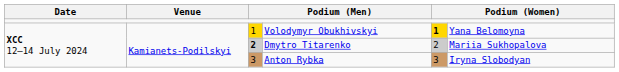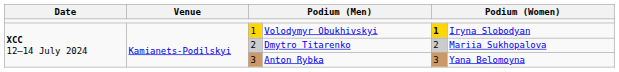(487, 31) Yana Belomoyna -> (490, 31) Iryna Slobodyan
(253, 45) bold -> (253, 45) normal
(490, 60) Iryna Slobodyan -> (487, 60) Yana Belomoyna
